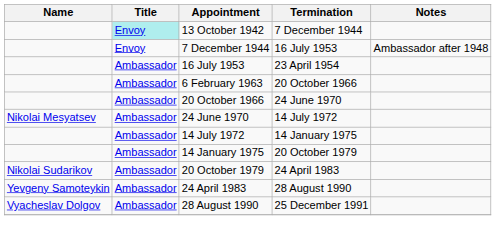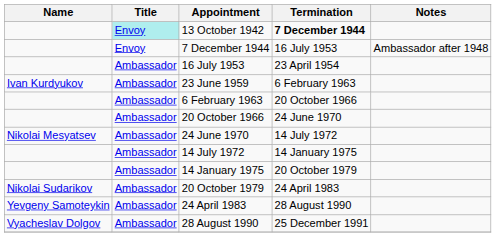(318, 30) normal -> (320, 30) bold
+ row: (215, 83)
